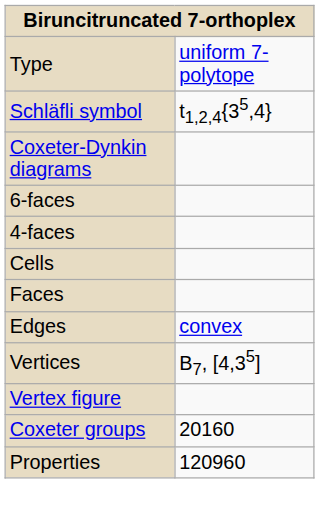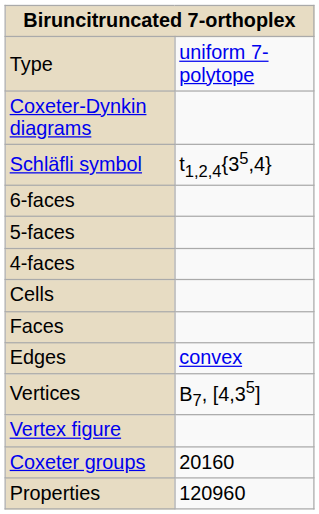rows swapped: (76, 110) <-> (78, 158)
+ row: (42, 232)
